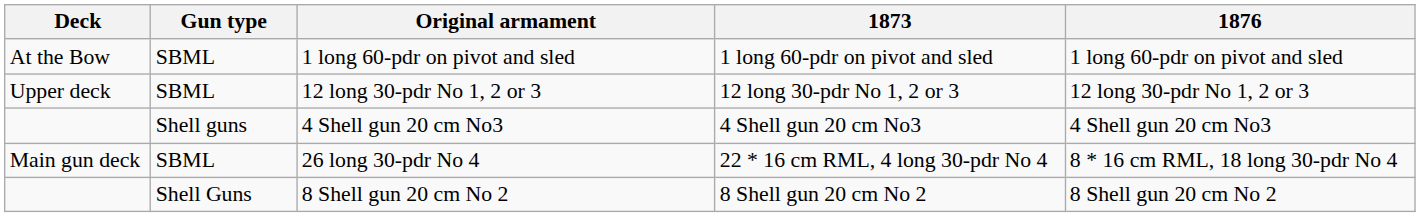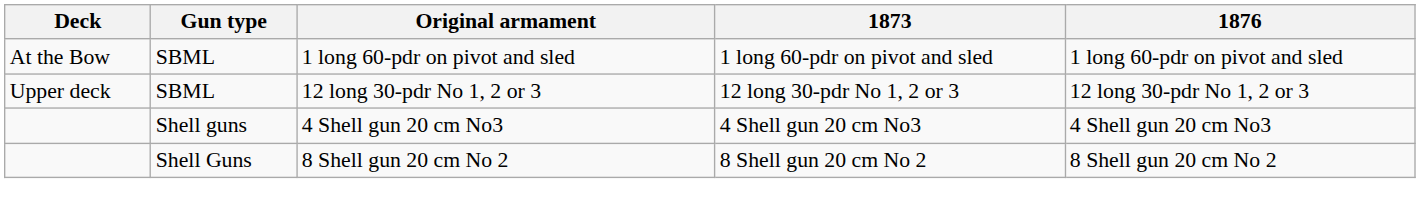- row: (391, 159)
